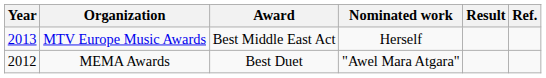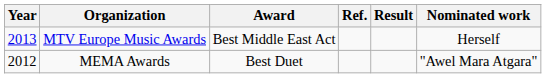columns swapped: (401, 15) <-> (525, 15)
